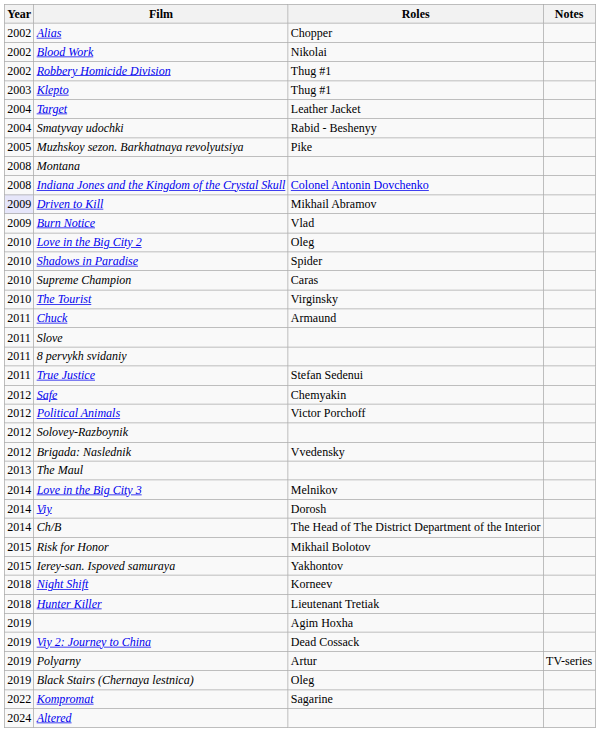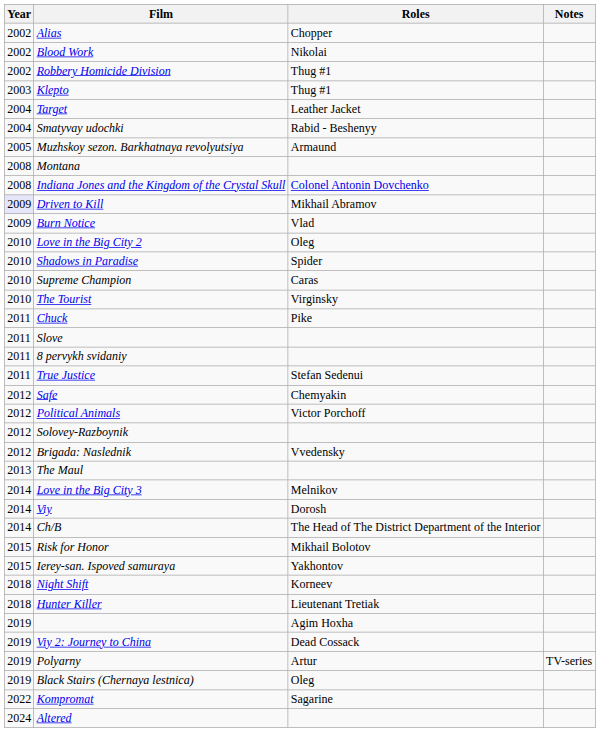(302, 147) Pike -> (314, 147) Armaund
(314, 318) Armaund -> (302, 318) Pike
